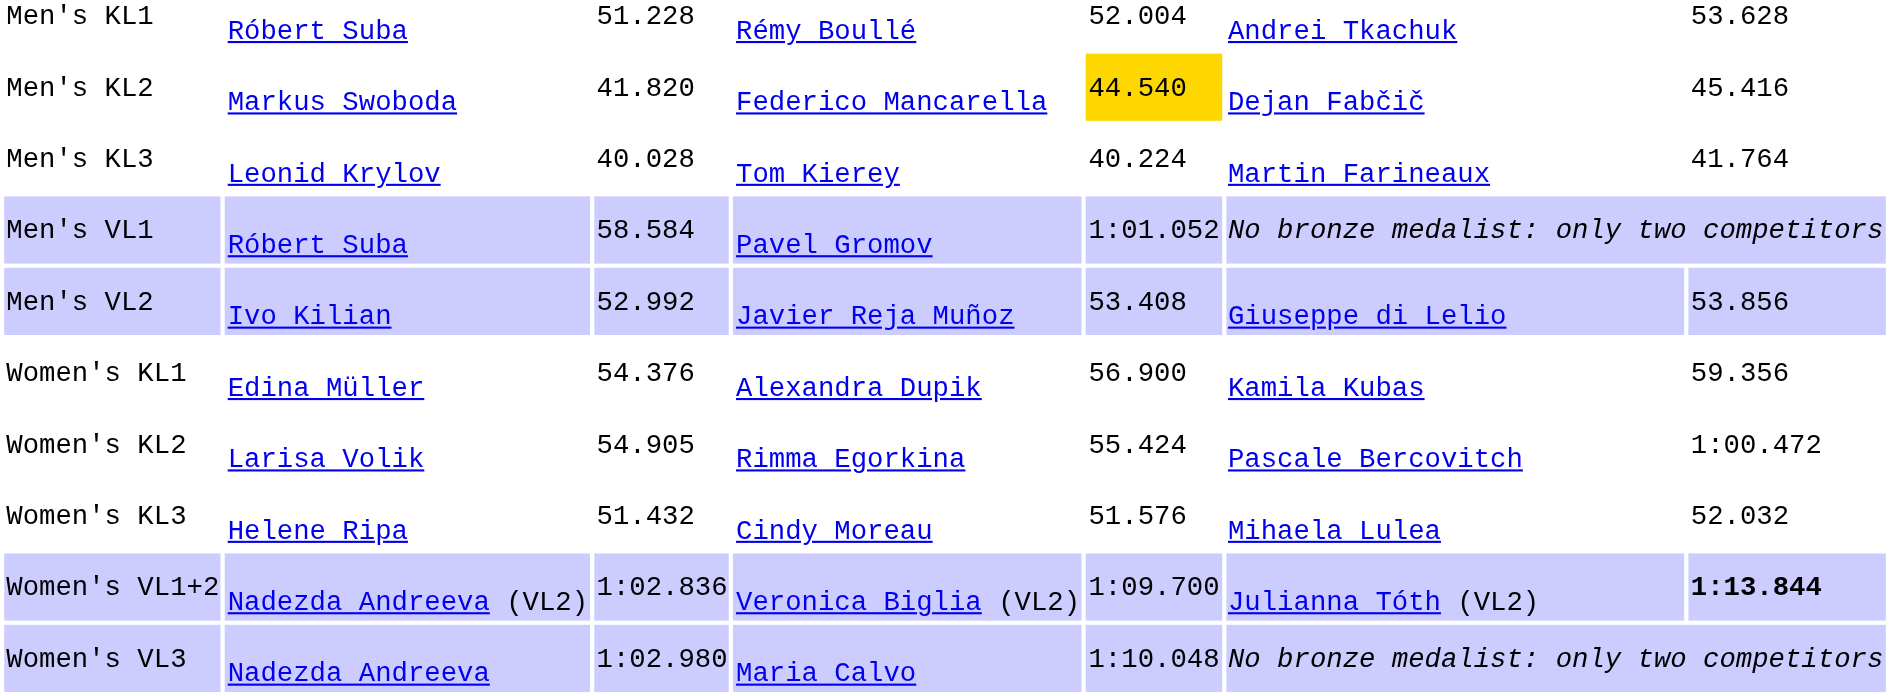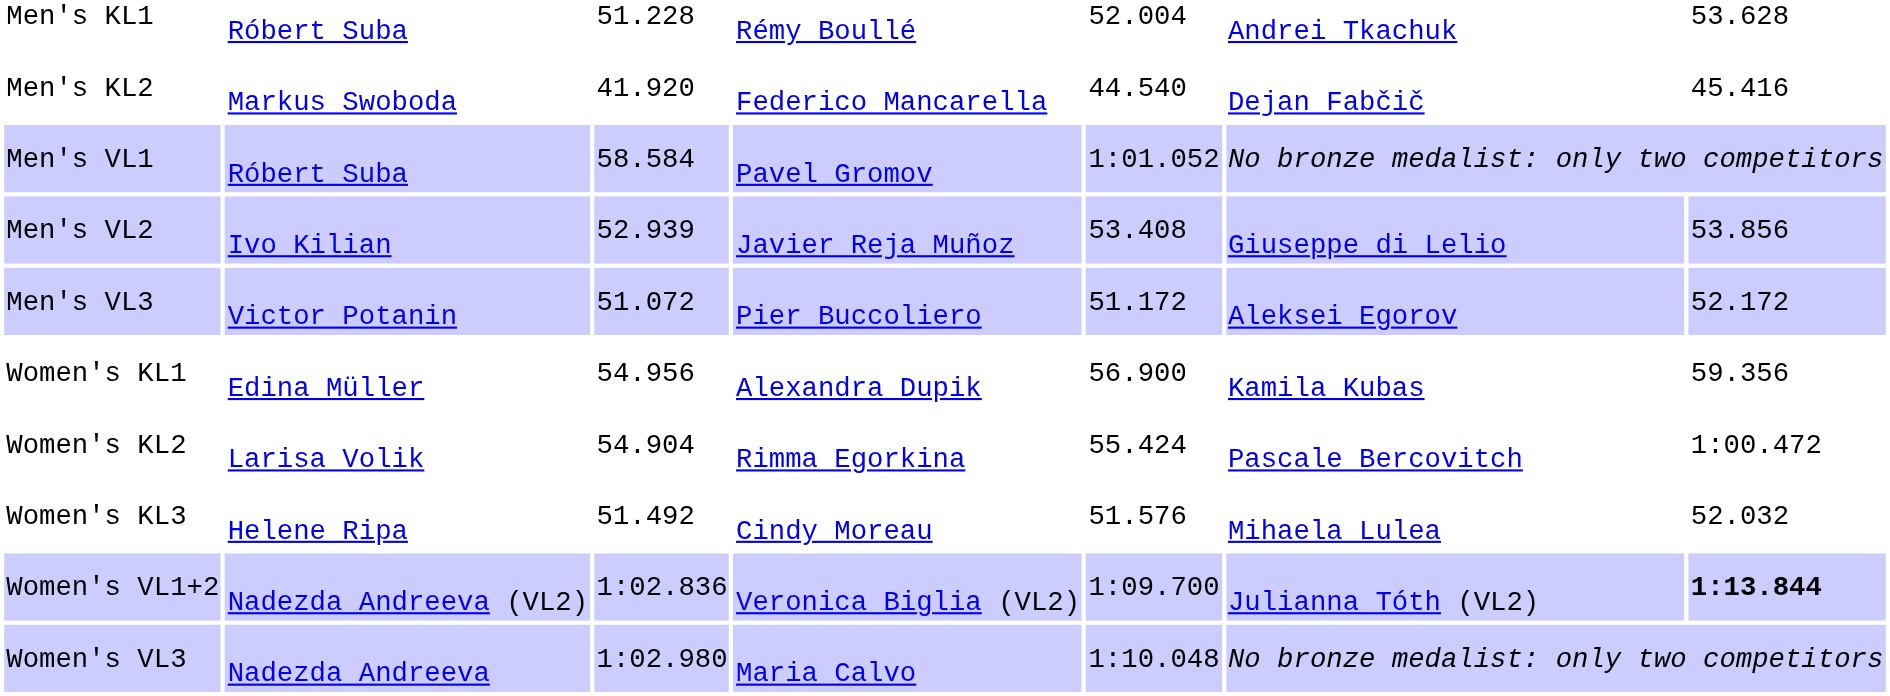(646, 87) 41.820 -> (646, 87) 41.920
(1138, 87) gold background -> (1138, 87) no background
- row: (80, 159)
(646, 301) 52.992 -> (646, 230) 52.939
+ row: (80, 301)
(646, 373) 54.376 -> (646, 373) 54.956
(646, 444) 54.905 -> (646, 444) 54.904
(646, 516) 51.432 -> (646, 516) 51.492
